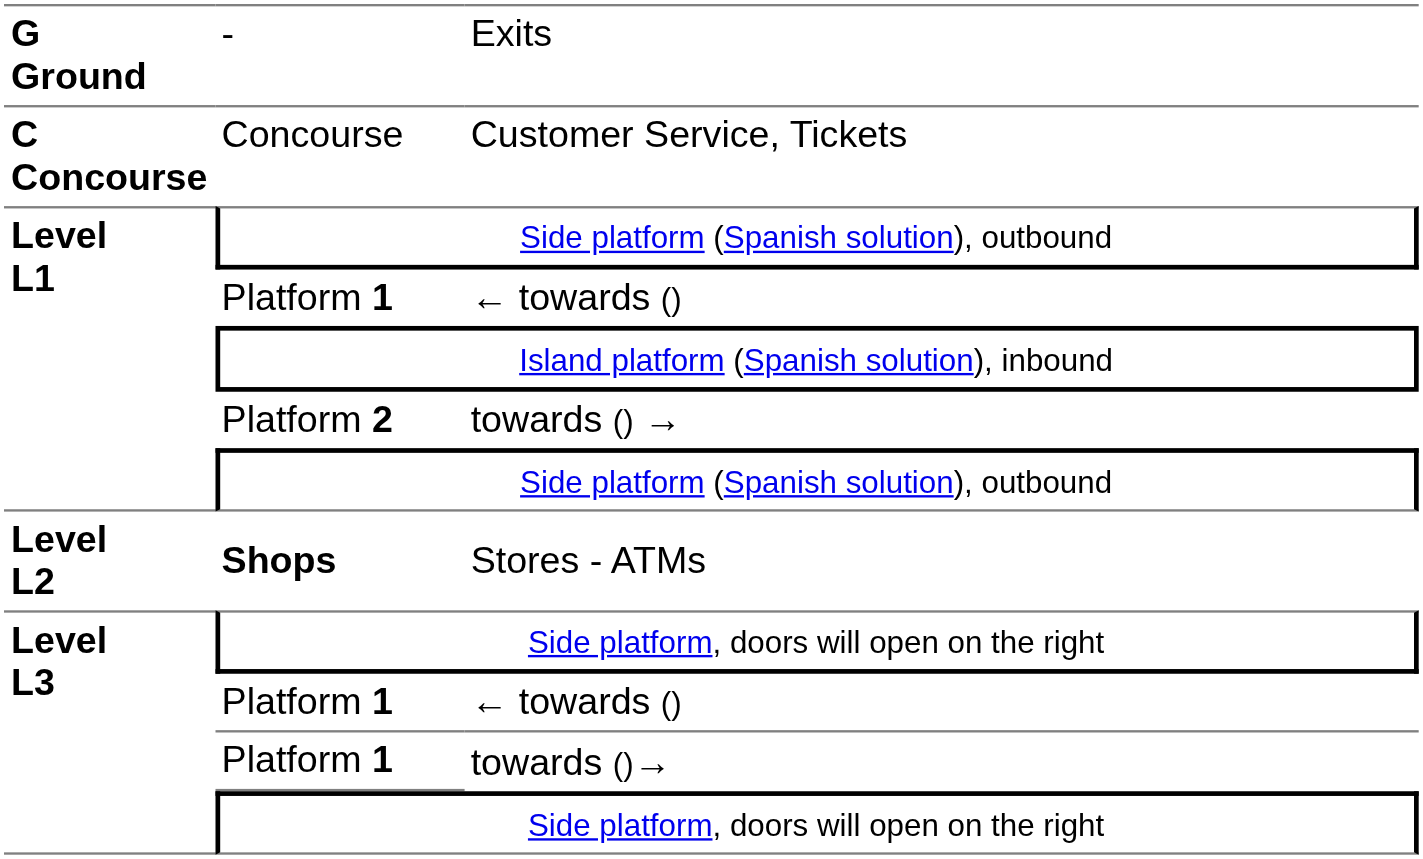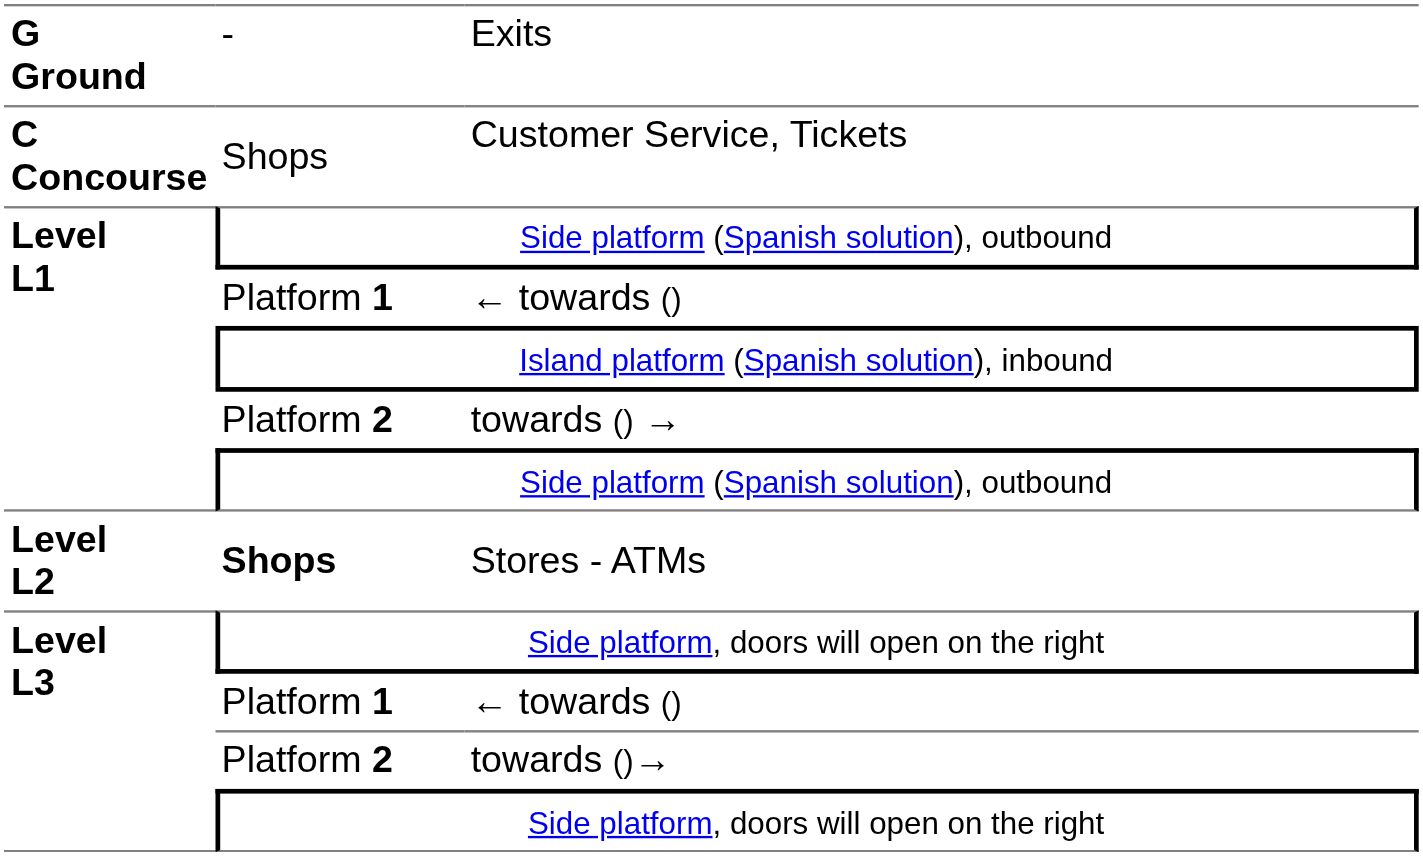(312, 134) Concourse -> (275, 156) Shops
(307, 760) Platform 1 -> (307, 760) Platform 2
